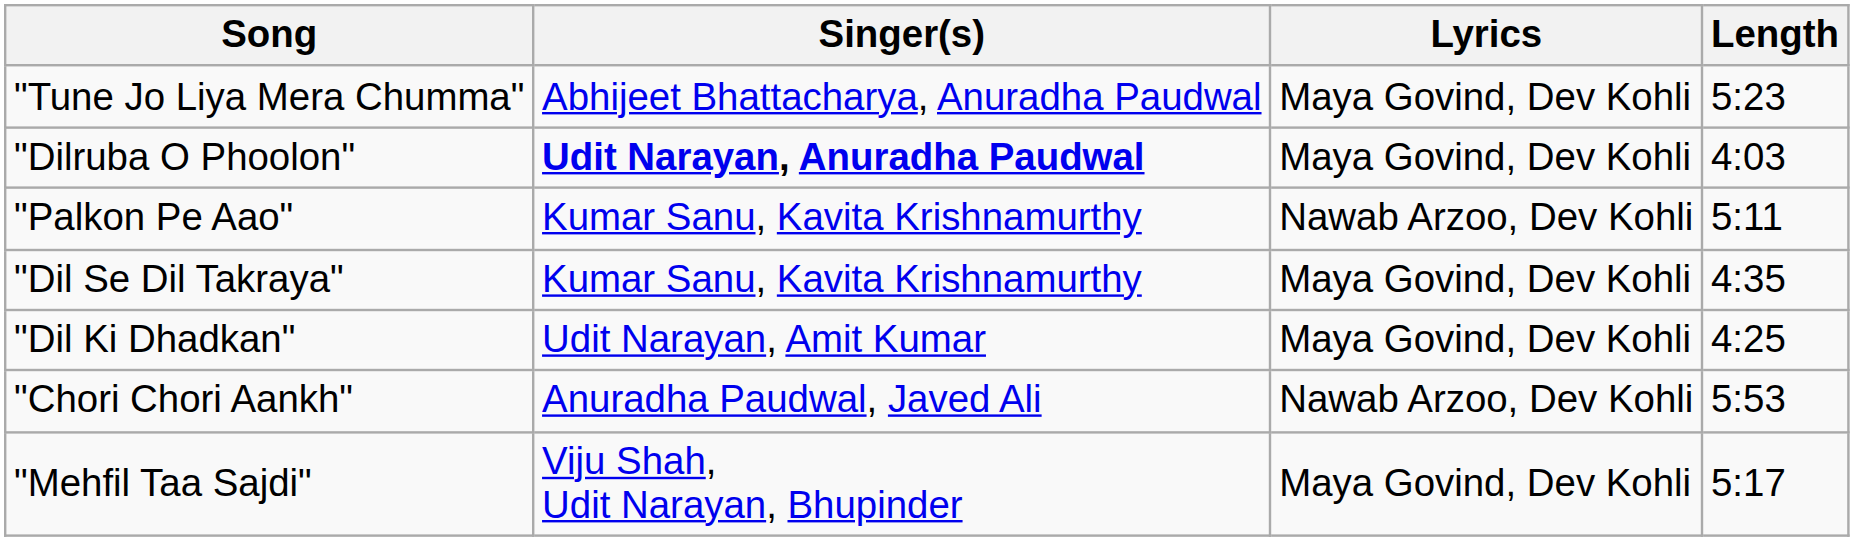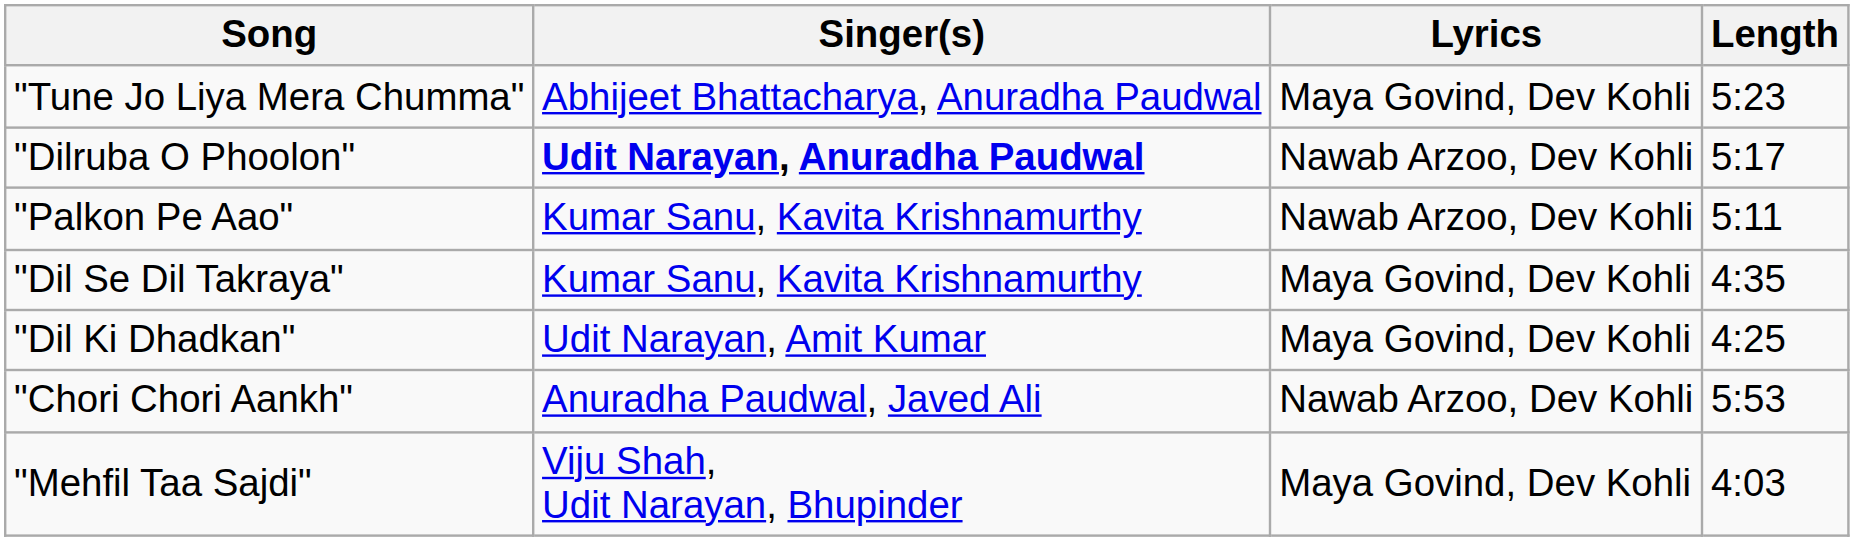(1485, 156) Maya Govind, Dev Kohli -> (1486, 156) Nawab Arzoo, Dev Kohli
(1748, 156) 4:03 -> (1748, 156) 5:17
(1748, 482) 5:17 -> (1748, 482) 4:03
